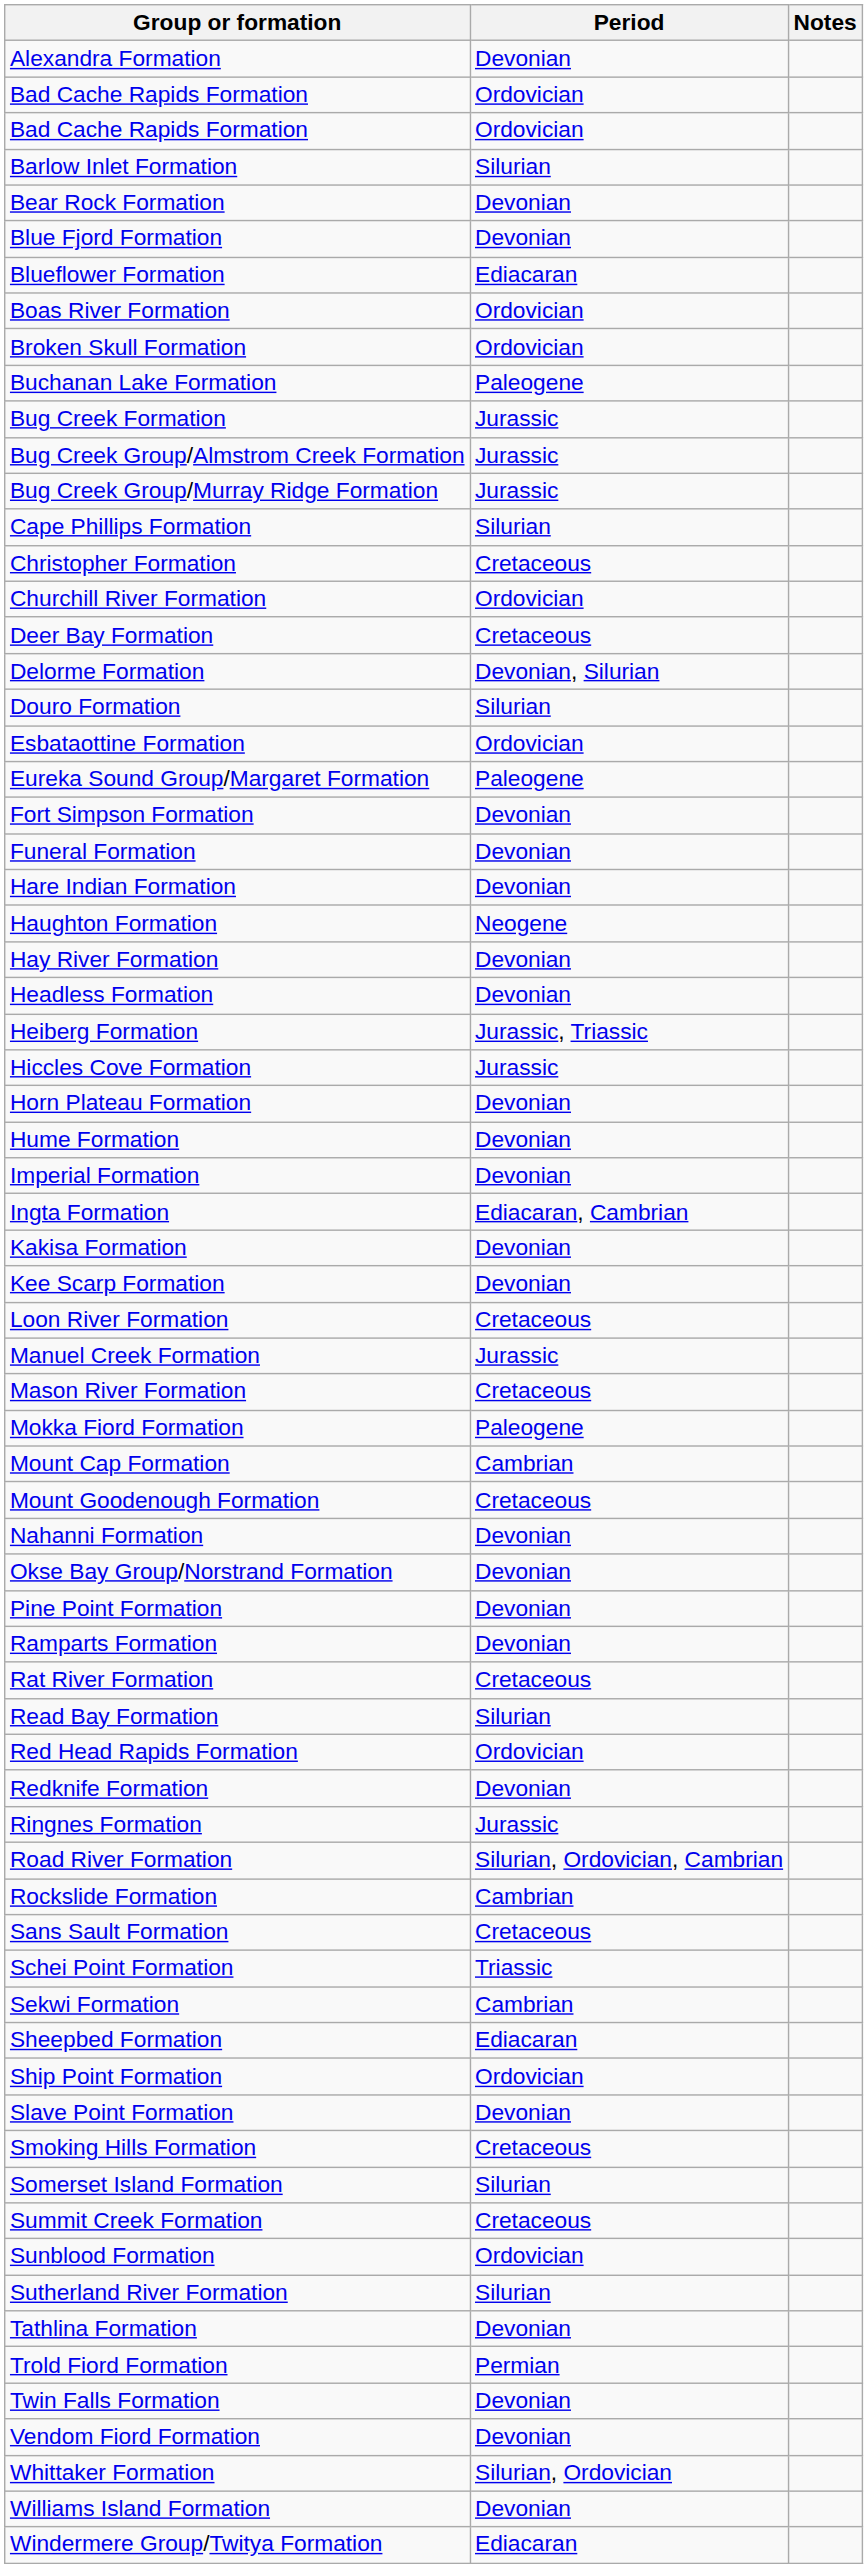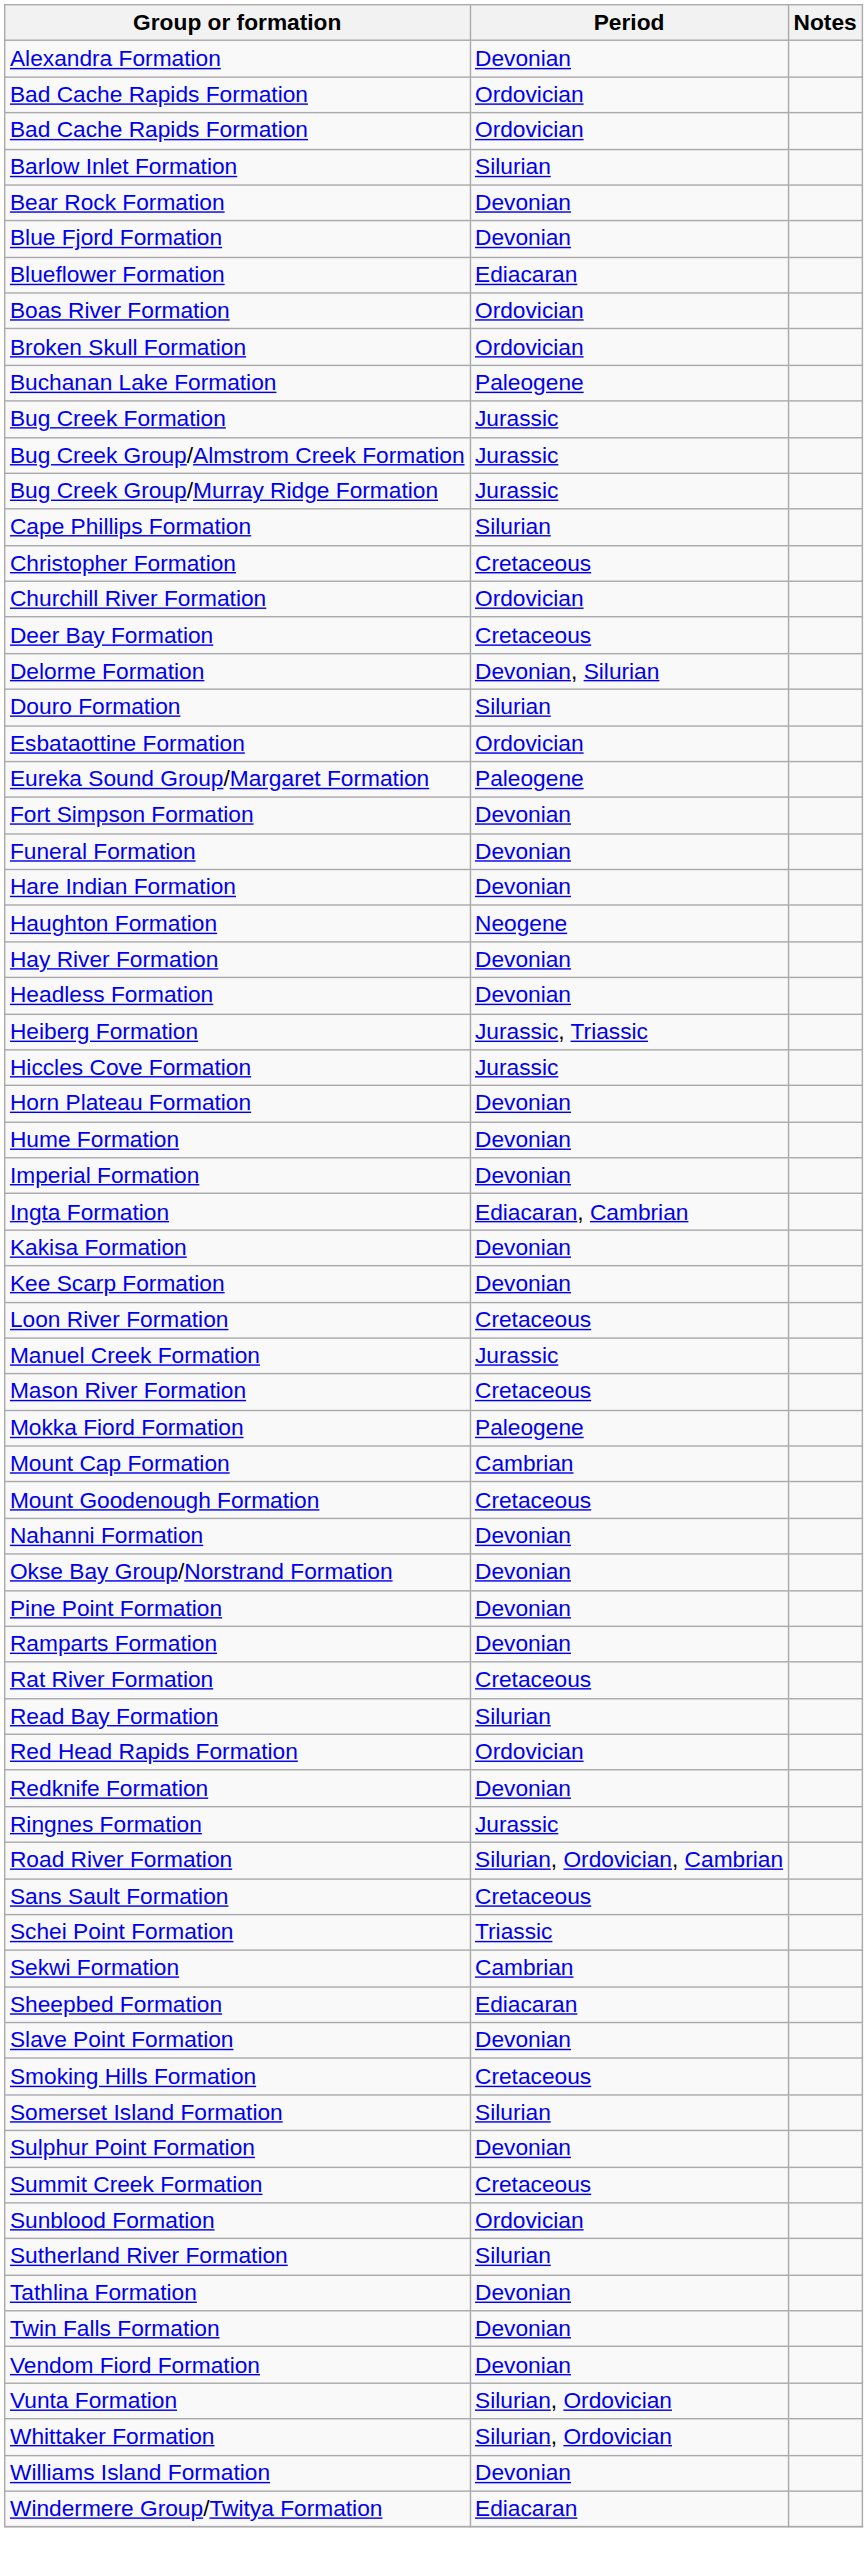- row: (113, 1896)
- row: (116, 2076)
+ row: (132, 2148)
- row: (119, 2364)
+ row: (94, 2400)
